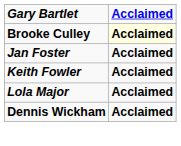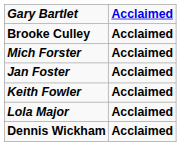(142, 33) lightyellow background -> (142, 33) no background
+ row: (44, 53)
